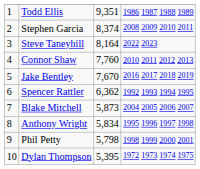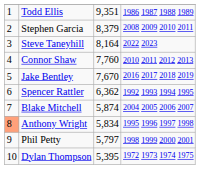(107, 28) 8,374 -> (107, 28) 8,379
(107, 108) 5,873 -> (107, 108) 5,874
(9, 124) no background -> (9, 124) lightsalmon background
(107, 140) 5,798 -> (107, 140) 5,797
